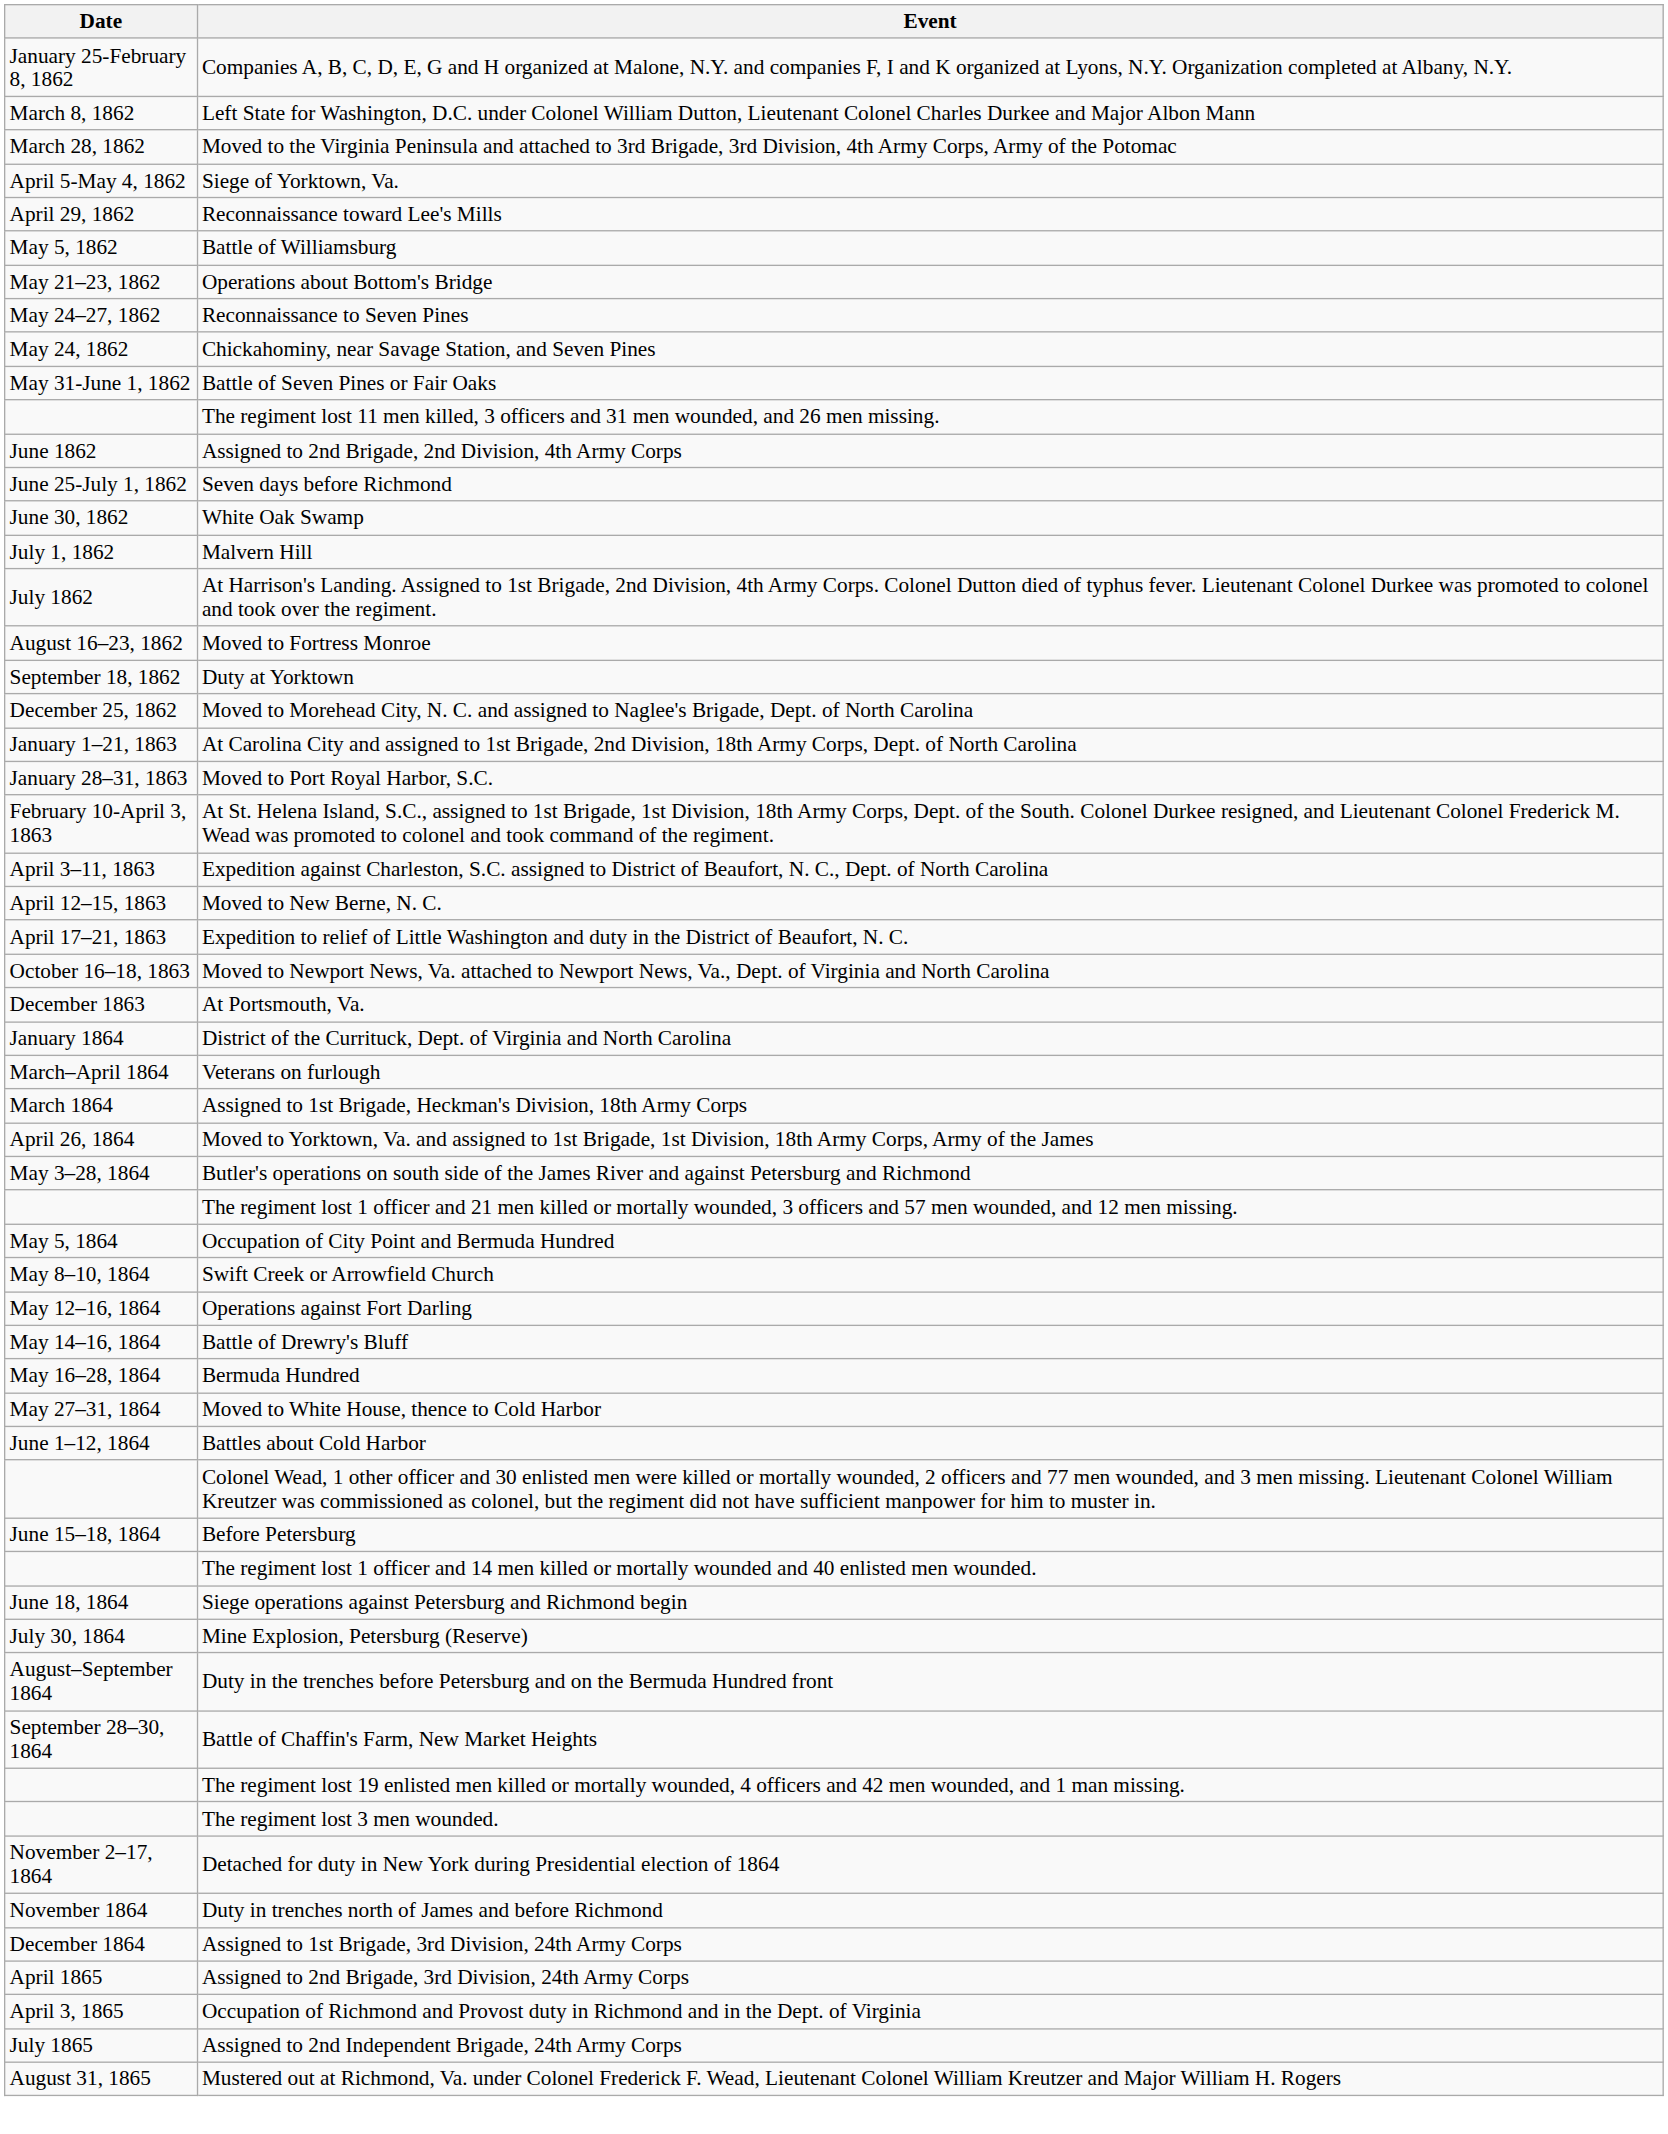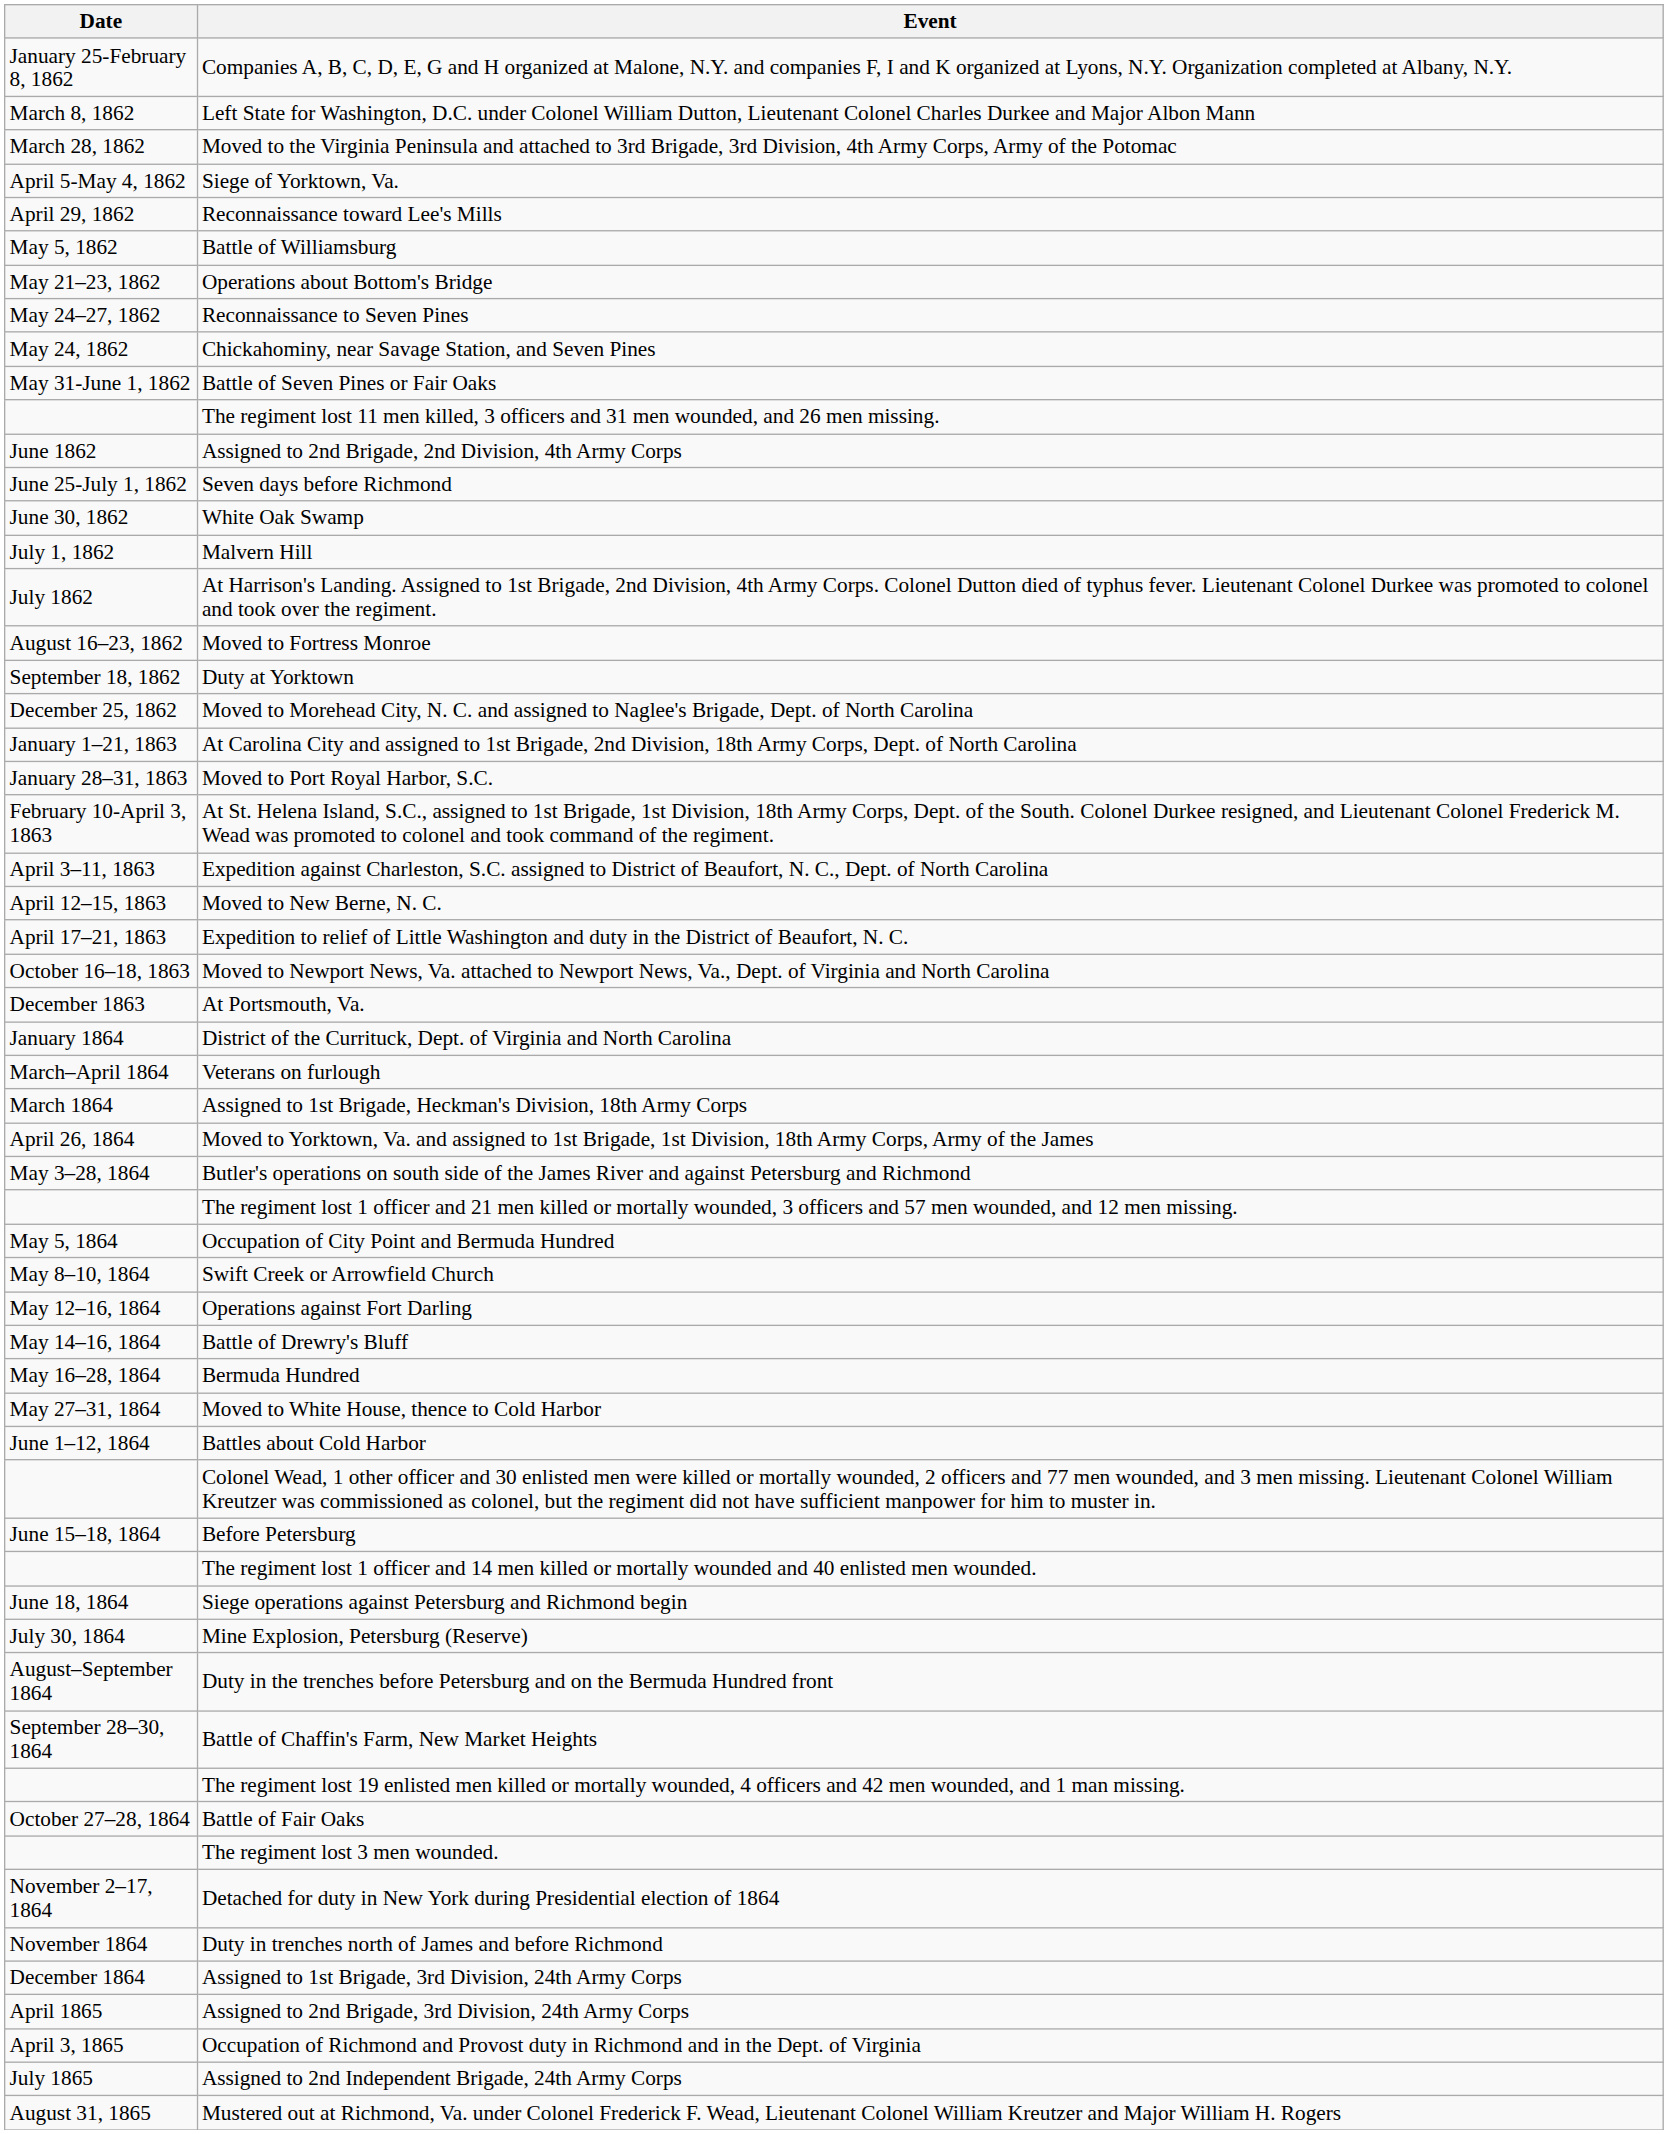+ row: (283, 1818)
